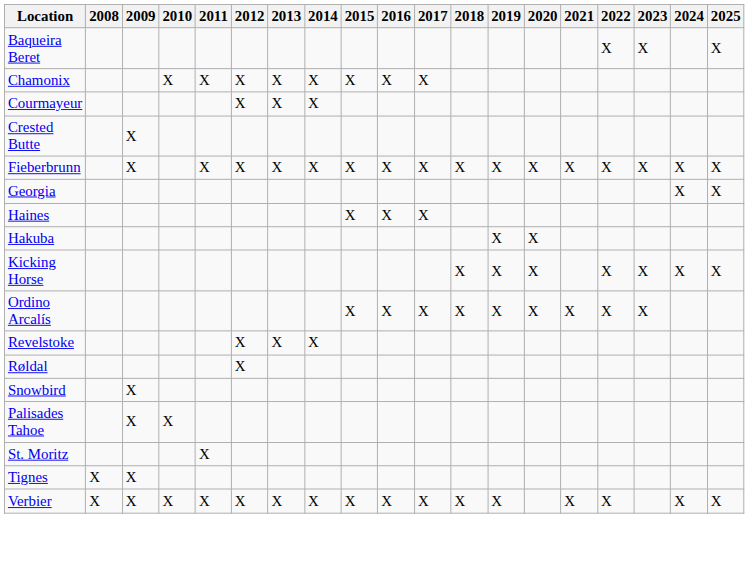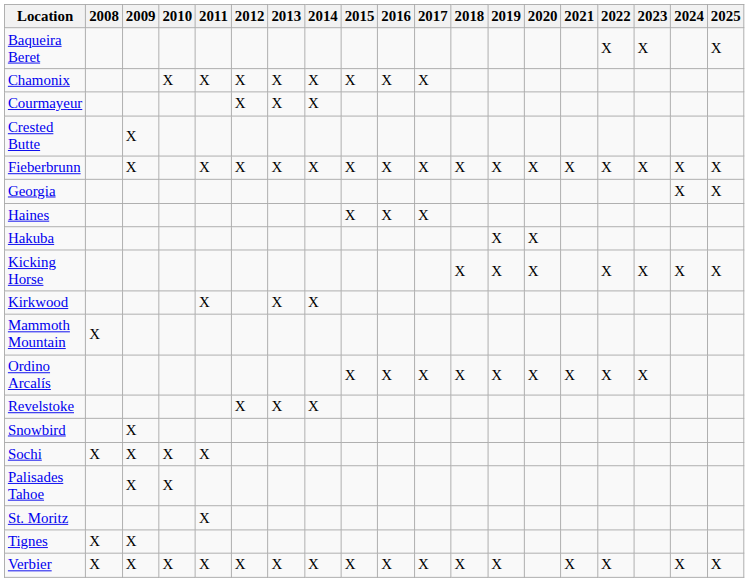+ row: (38, 302)
+ row: (39, 334)
- row: (28, 366)
+ row: (25, 453)
